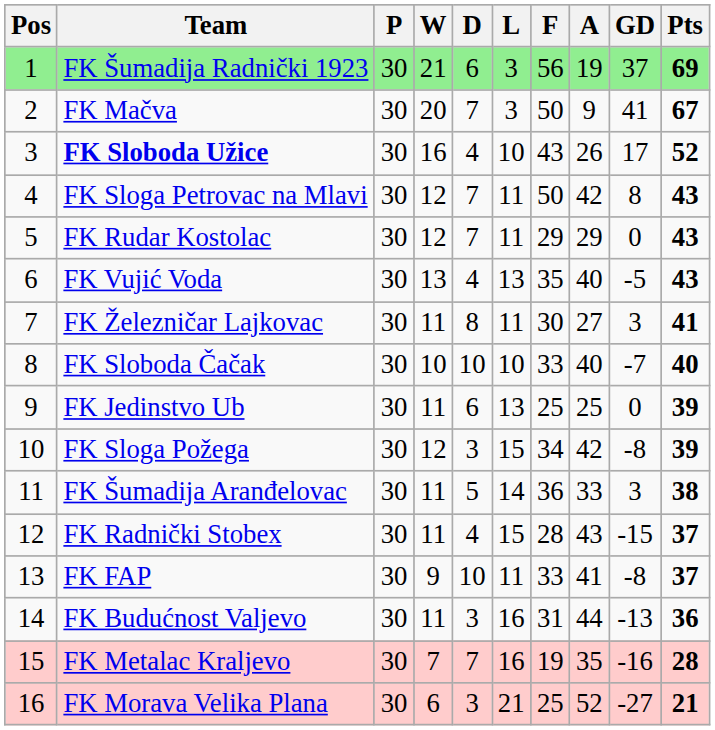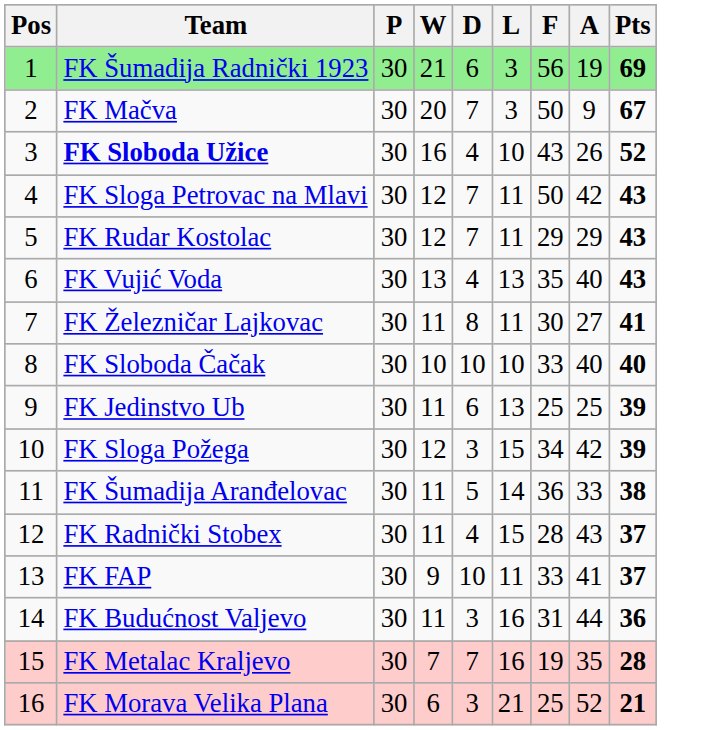- column: (635, 25)
